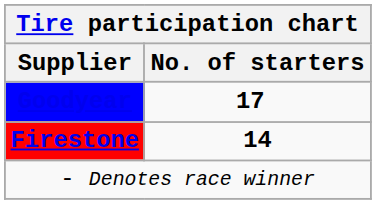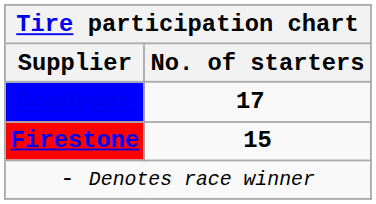(257, 141) 14 -> (257, 141) 15
